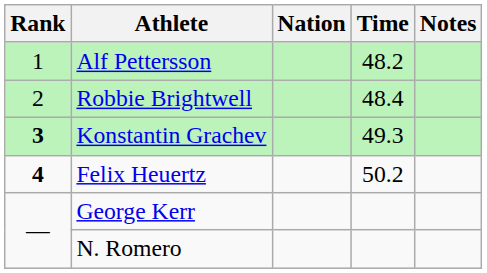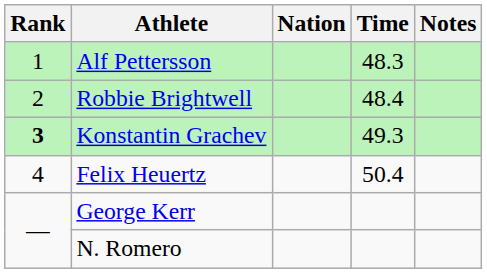(383, 60) 48.2 -> (383, 60) 48.3
(38, 173) bold -> (38, 173) normal
(383, 173) 50.2 -> (383, 173) 50.4
